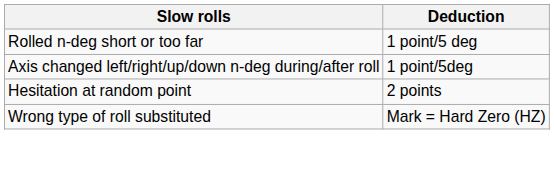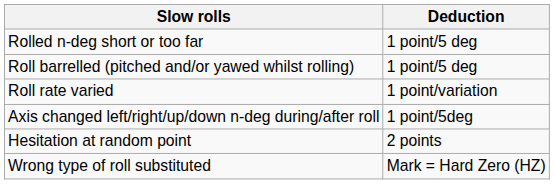+ row: (181, 66)
+ row: (61, 91)
